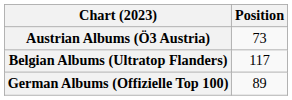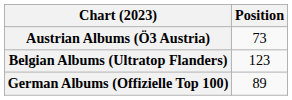(260, 60) 117 -> (260, 60) 123
